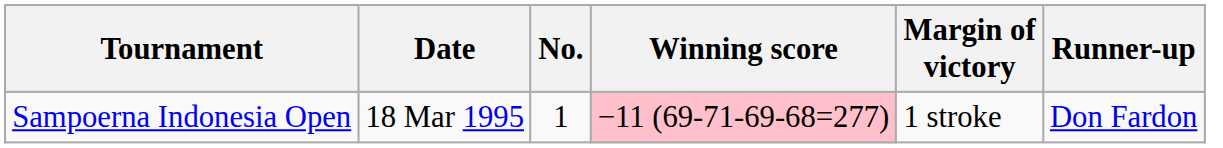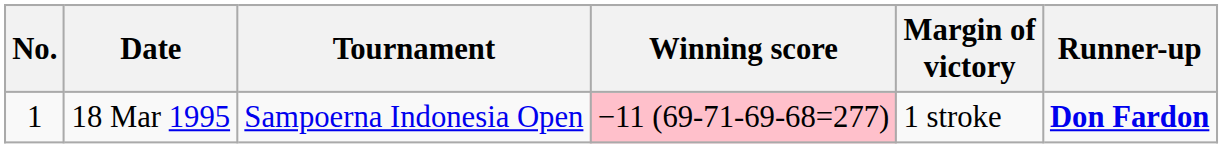columns swapped: (561, 48) <-> (182, 48)
(1124, 116) normal -> (1130, 116) bold
